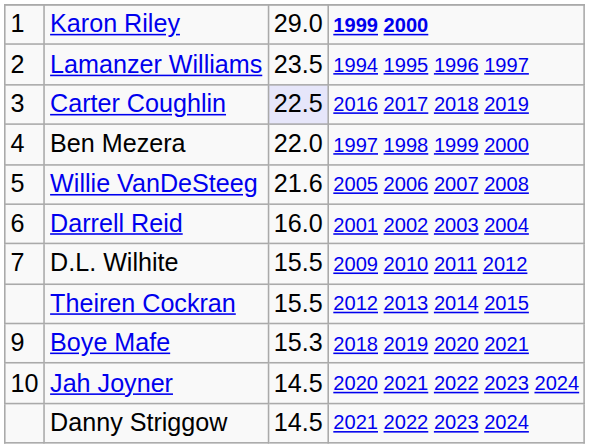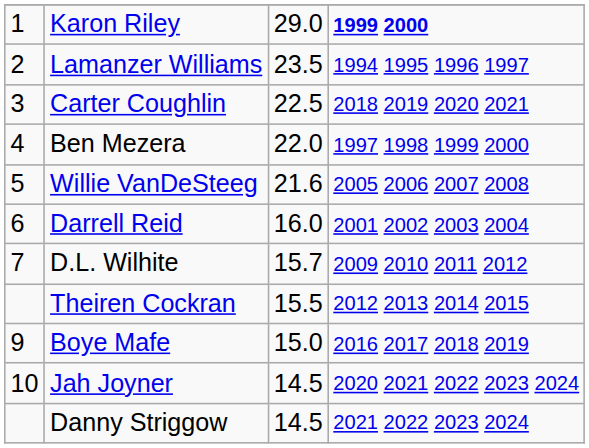(298, 104) lavender background -> (298, 104) no background
(431, 104) 2016 2017 2018 2019 -> (431, 104) 2018 2019 2020 2021
(298, 263) 15.5 -> (298, 263) 15.7
(298, 343) 15.3 -> (298, 343) 15.0
(431, 343) 2018 2019 2020 2021 -> (431, 343) 2016 2017 2018 2019
